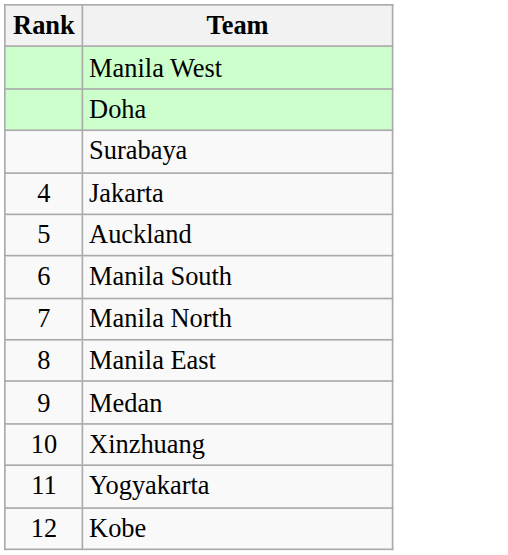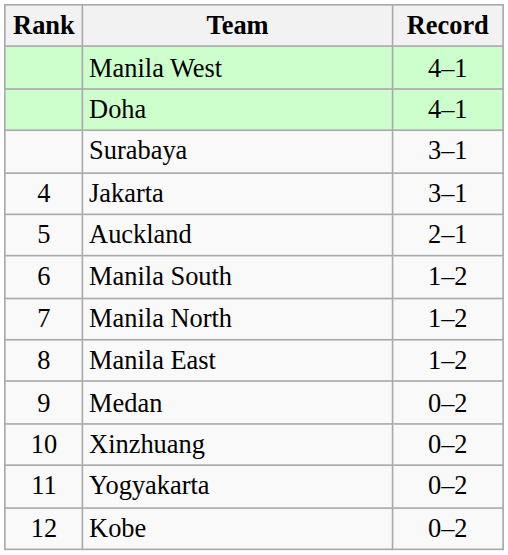+ column: (448, 25)
